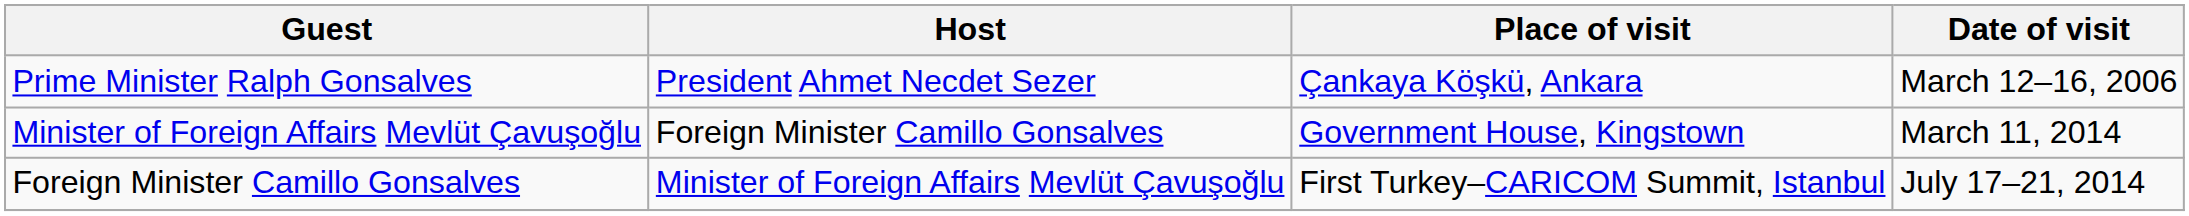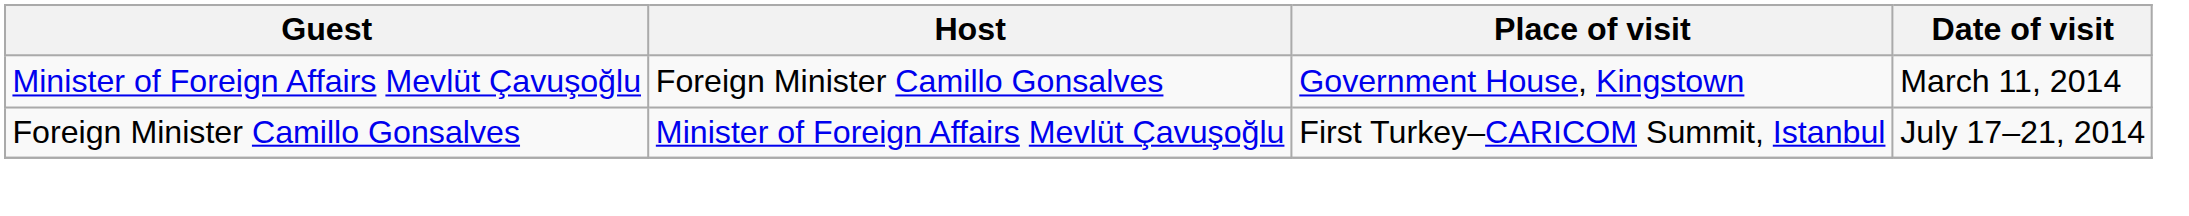- row: (242, 81)
